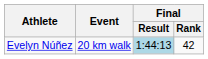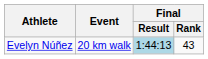(189, 46) 42 -> (189, 46) 43
